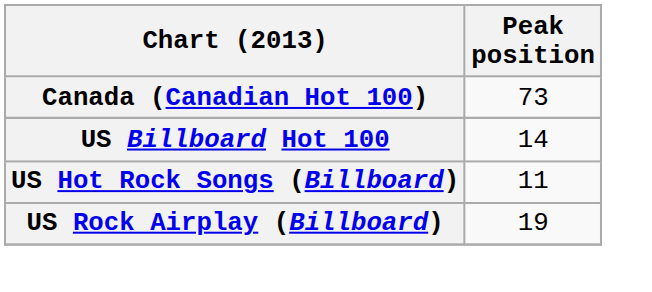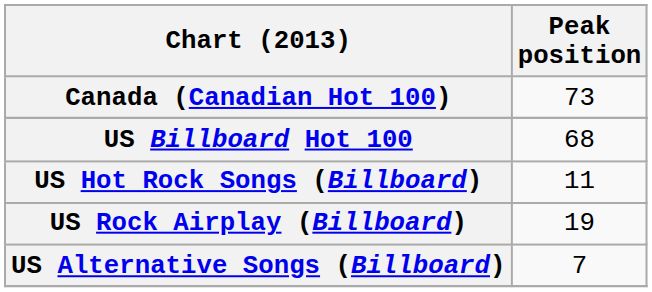(533, 140) 14 -> (580, 140) 68
+ row: (258, 265)
